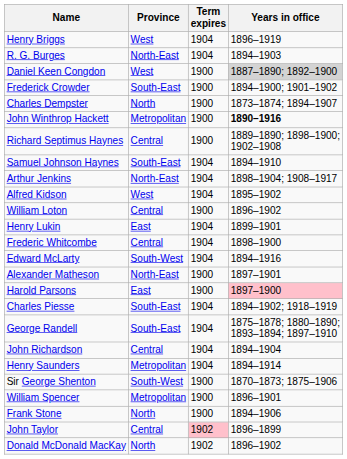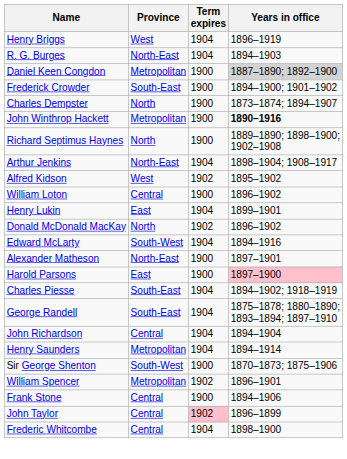(142, 71) West -> (158, 71) Metropolitan
(147, 141) Central -> (143, 141) North
- row: (63, 163)
(202, 195) 1904 -> (202, 179) 1902
rows swapped: (66, 446) <-> (52, 242)
(202, 398) 1900 -> (202, 382) 1902
(143, 414) North -> (147, 398) Central
